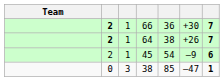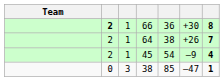(211, 26) 7 -> (211, 26) 8
(110, 40) bold -> (110, 40) normal
(211, 55) 6 -> (211, 55) 4
